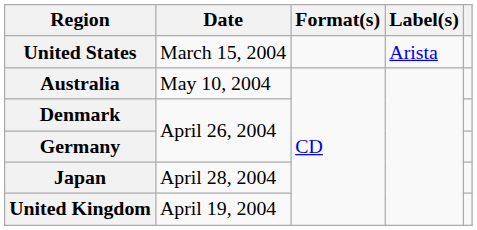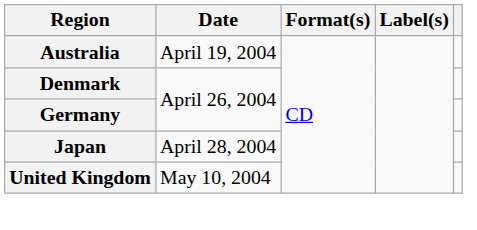- row: (80, 51)
(215, 83) May 10, 2004 -> (218, 51) April 19, 2004
(218, 209) April 19, 2004 -> (215, 177) May 10, 2004
